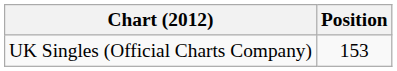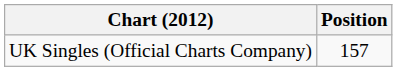(354, 50) 153 -> (354, 50) 157
